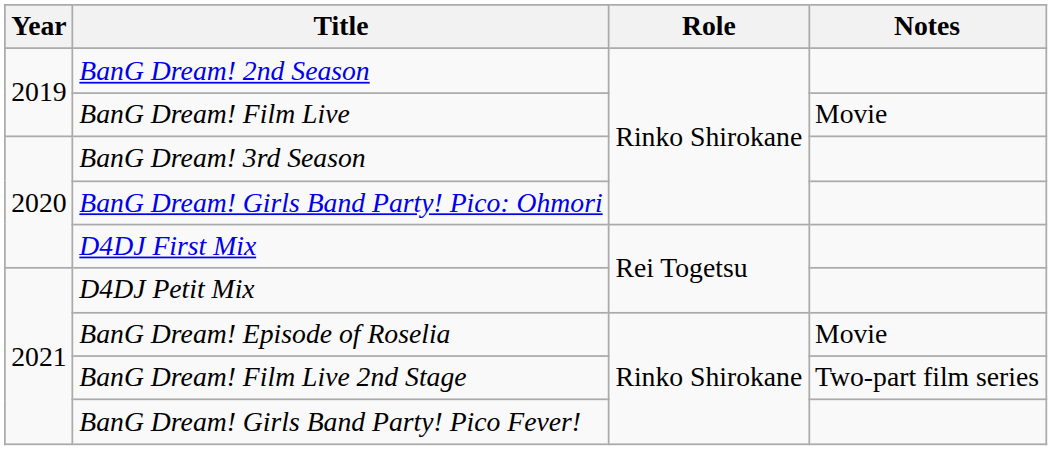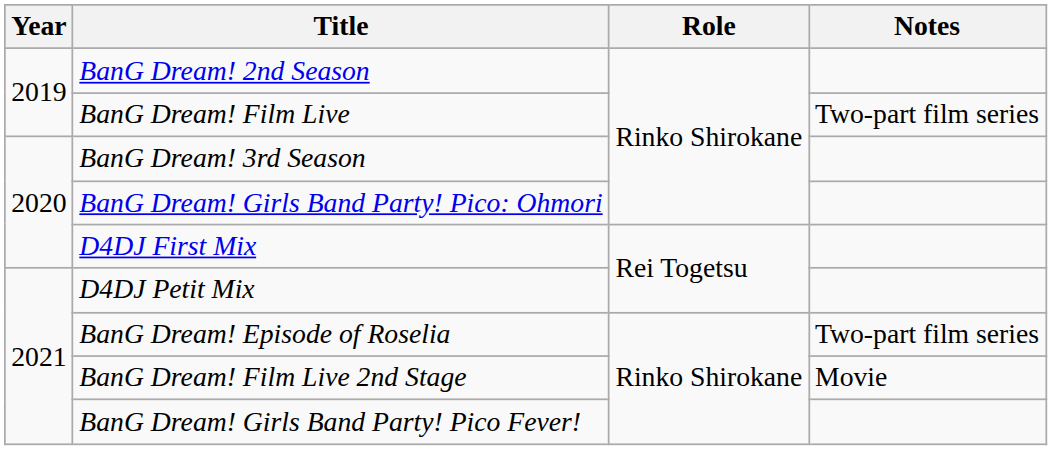(851, 114) Movie -> (927, 114) Two-part film series
(851, 333) Movie -> (927, 333) Two-part film series
(927, 377) Two-part film series -> (851, 377) Movie
